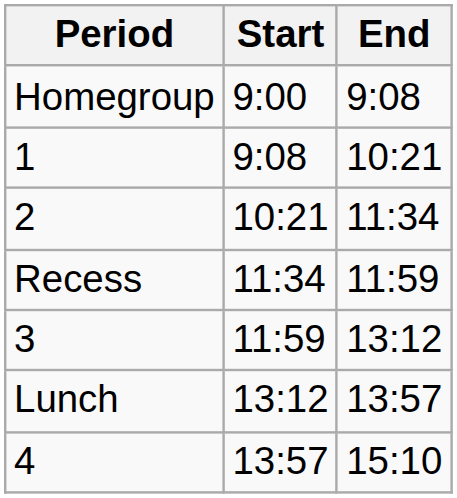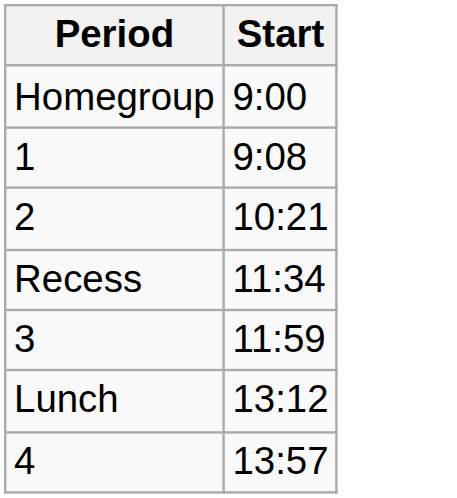- column: (394, 34)
